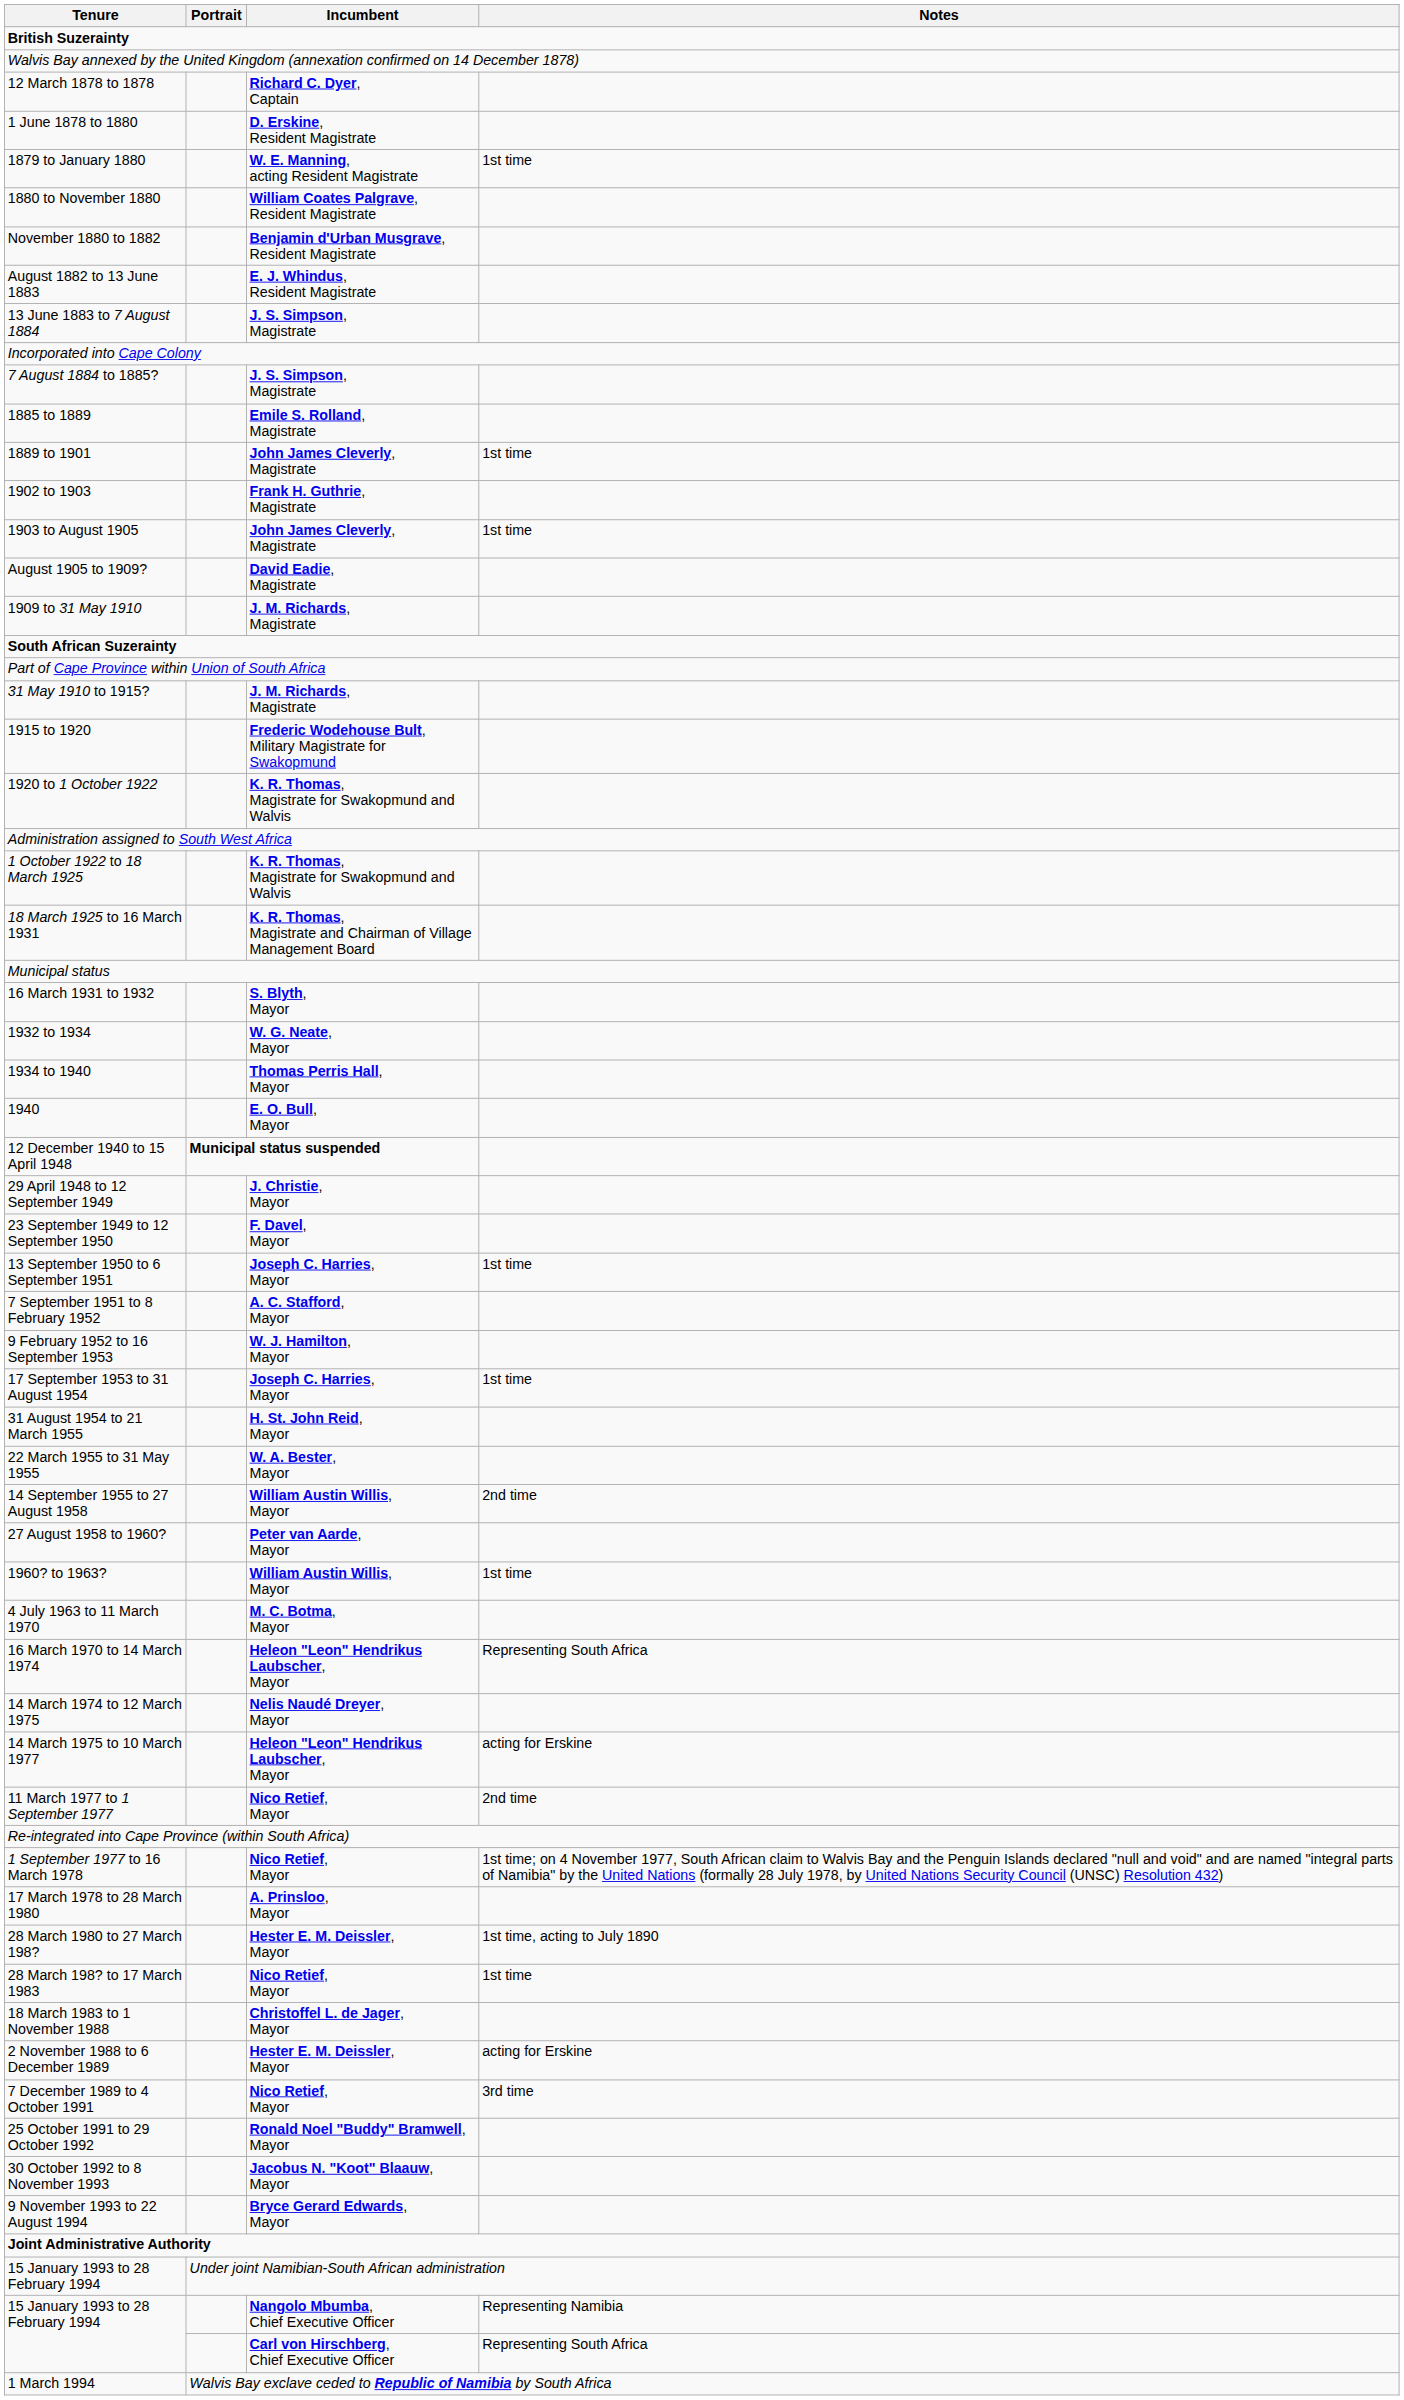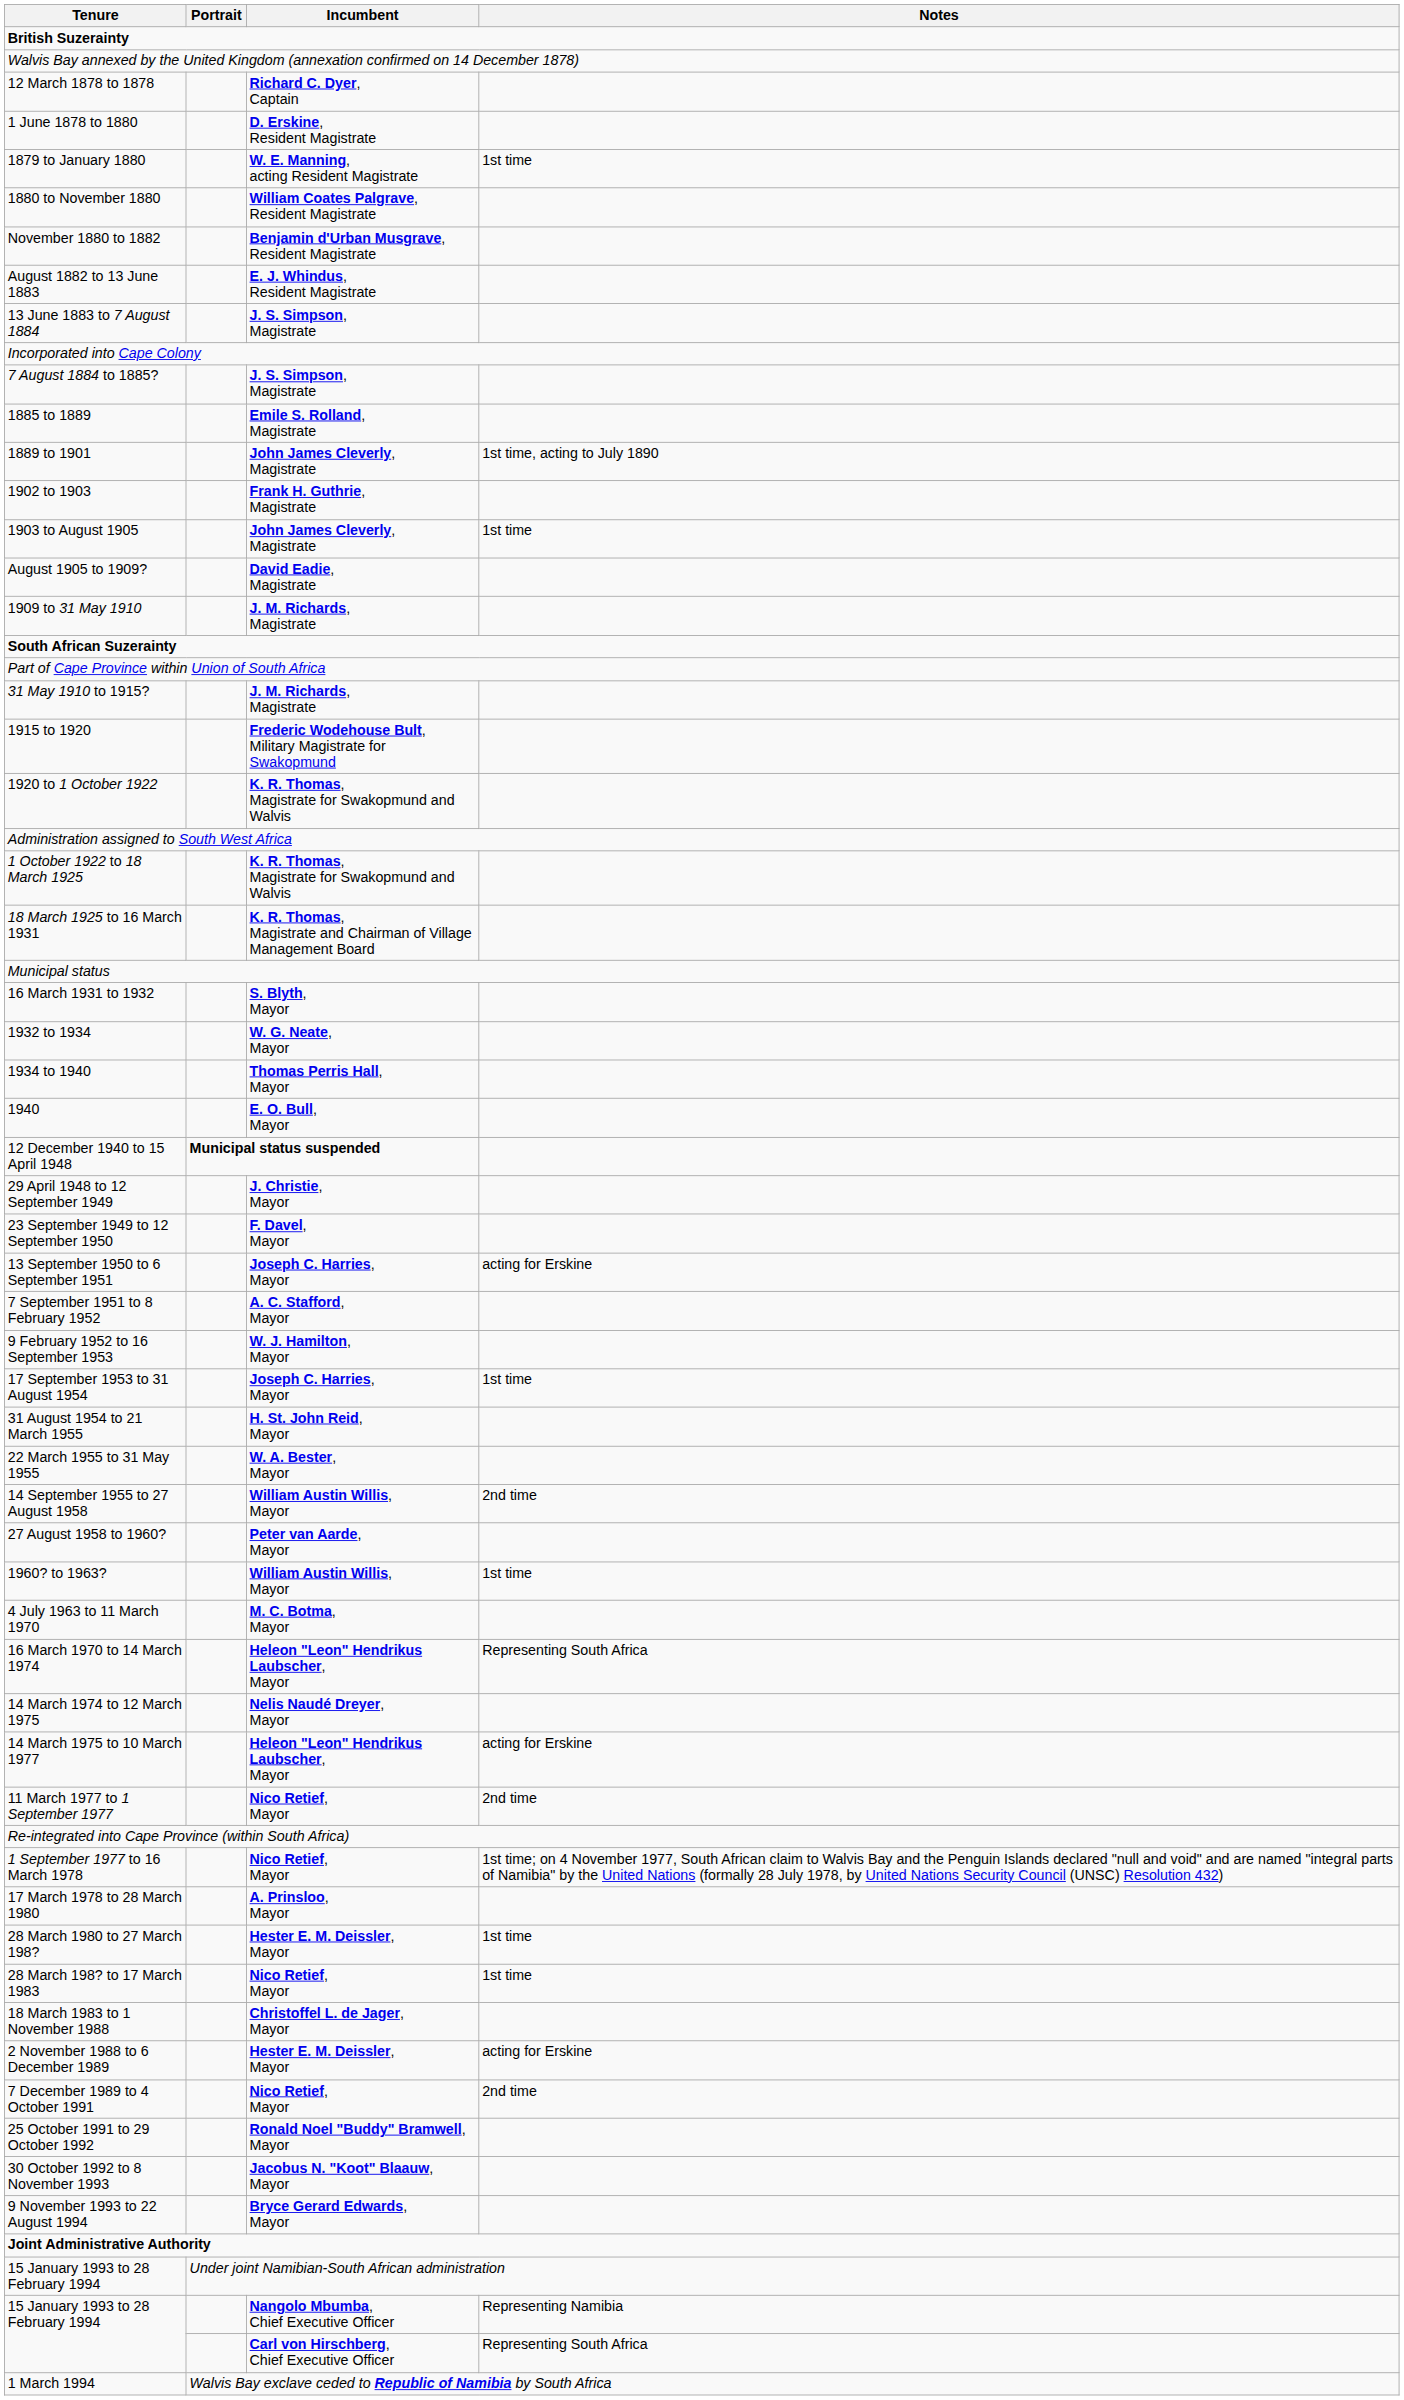(507, 453) 1st time -> (570, 453) 1st time, acting to July 1890
(507, 1264) 1st time -> (537, 1264) acting for Erskine
(570, 1936) 1st time, acting to July 1890 -> (507, 1936) 1st time
(508, 2090) 3rd time -> (509, 2090) 2nd time
